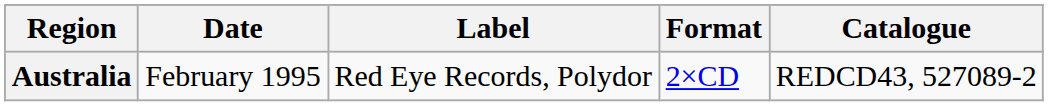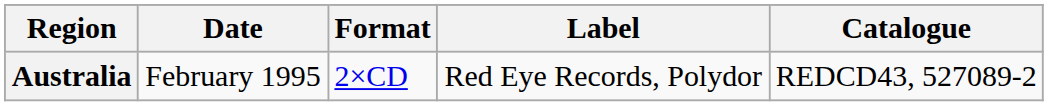columns swapped: (714, 28) <-> (493, 28)
